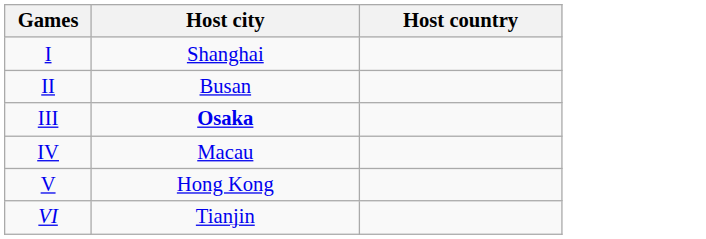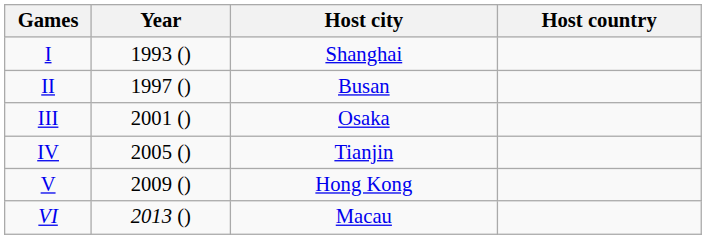+ column: (161, 20)
(225, 119) bold -> (364, 119) normal
(225, 151) Macau -> (364, 151) Tianjin
(225, 217) Tianjin -> (364, 217) Macau
